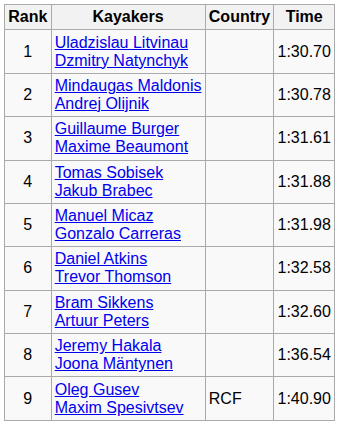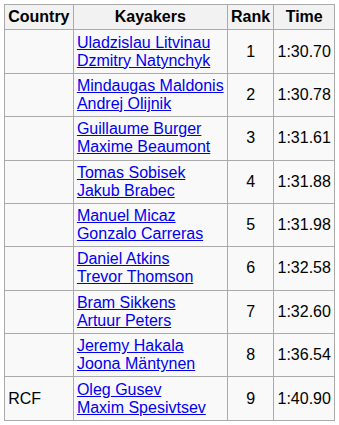columns swapped: (28, 17) <-> (239, 17)
